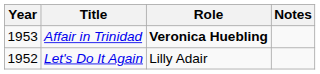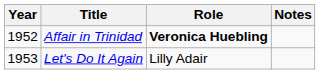(23, 36) 1953 -> (23, 36) 1952
(23, 58) 1952 -> (23, 58) 1953
